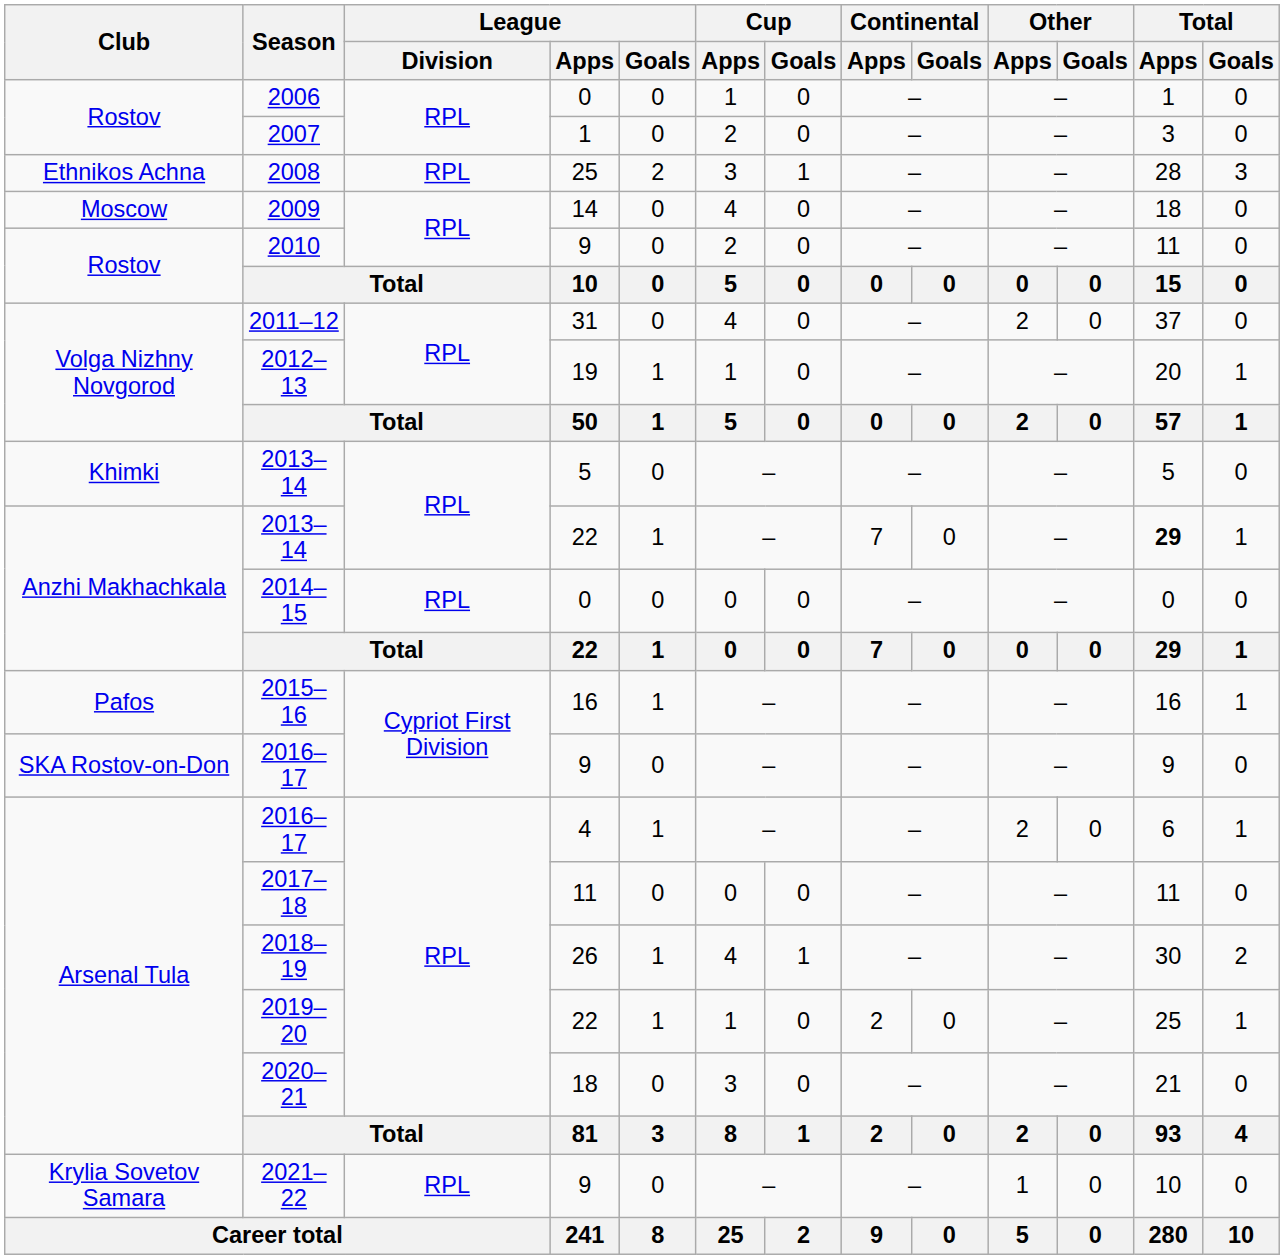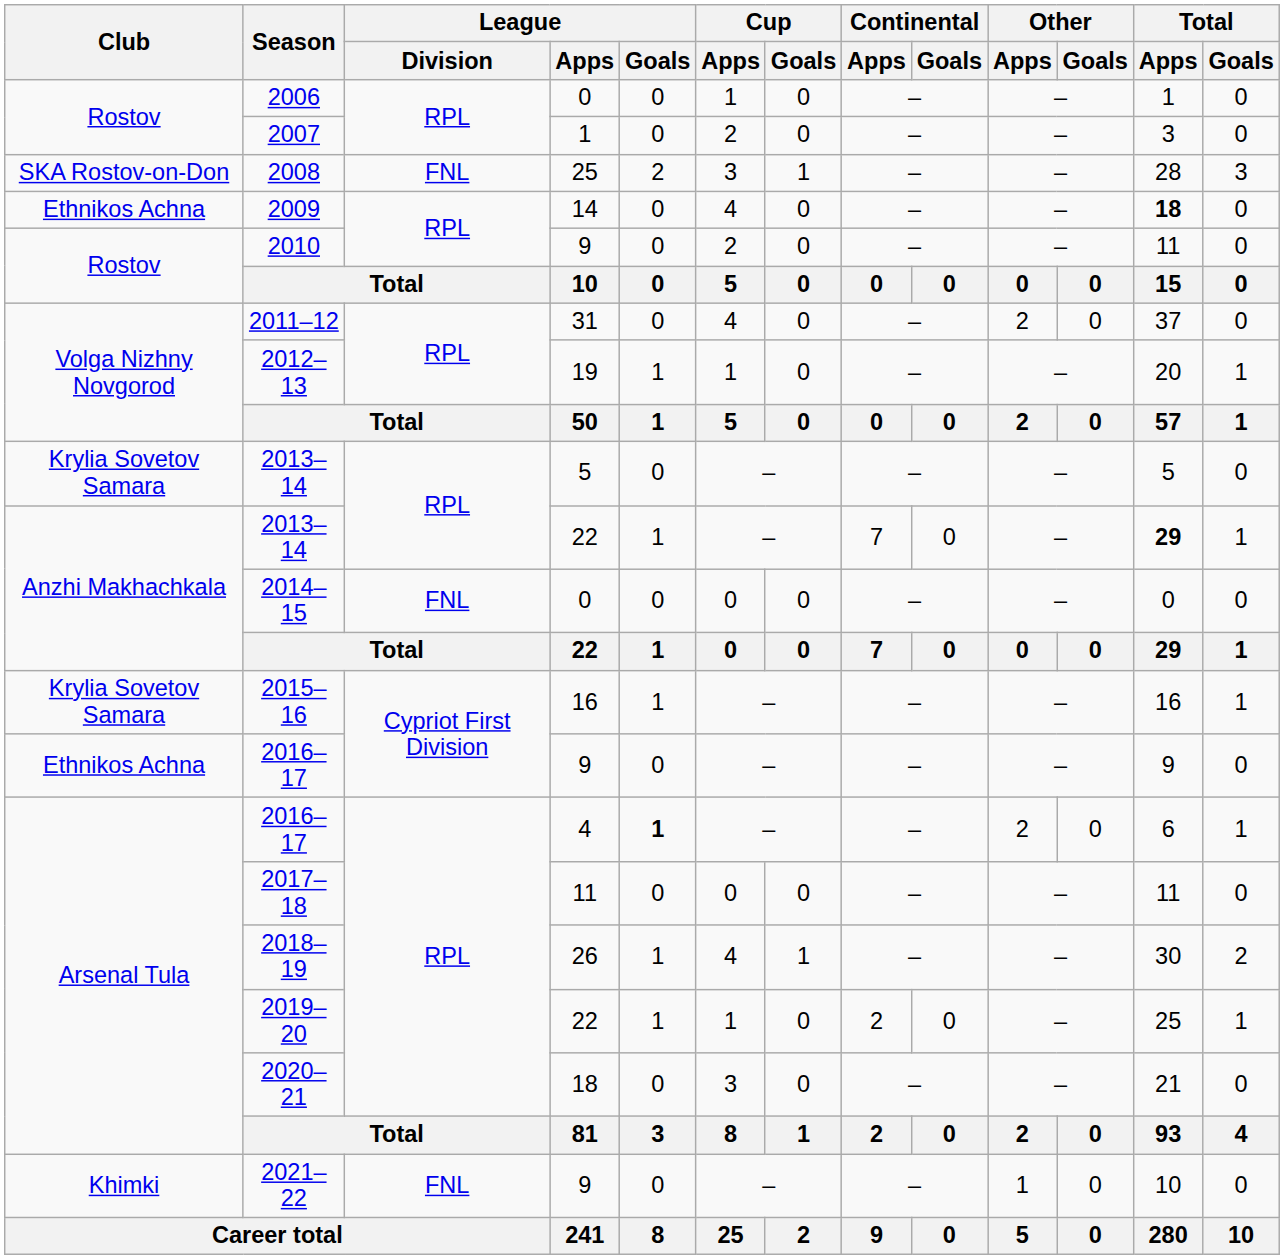(124, 172) Ethnikos Achna -> (124, 172) SKA Rostov-on-Don
(447, 172) RPL -> (447, 172) FNL
(124, 209) Moscow -> (124, 209) Ethnikos Achna
(1168, 209) normal -> (1168, 209) bold
(124, 473) Khimki -> (124, 473) Krylia Sovetov Samara
(447, 600) RPL -> (447, 600) FNL
(124, 701) Pafos -> (124, 701) Krylia Sovetov Samara
(124, 765) SKA Rostov-on-Don -> (124, 765) Ethnikos Achna
(658, 829) normal -> (658, 829) bold
(124, 1185) Krylia Sovetov Samara -> (124, 1185) Khimki
(447, 1185) RPL -> (447, 1185) FNL
